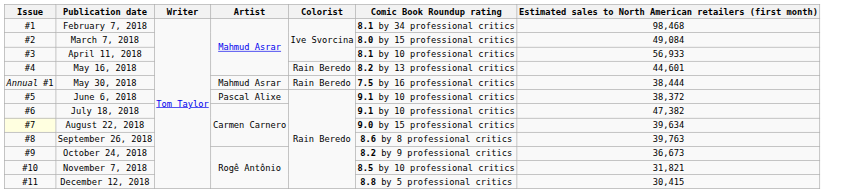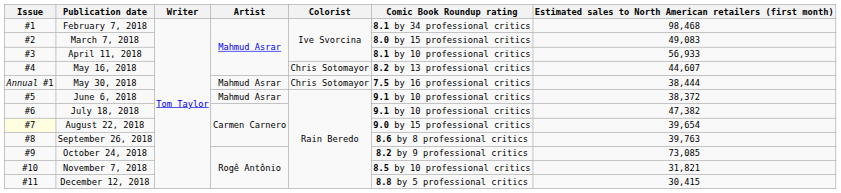(668, 40) 49,084 -> (684, 40) 49,083
(322, 68) Rain Beredo -> (330, 68) Chris Sotomayor
(668, 68) 44,601 -> (684, 68) 44,607
(322, 82) Rain Beredo -> (330, 82) Chris Sotomayor
(250, 97) Pascal Alixe -> (250, 97) Mahmud Asrar
(668, 125) 39,634 -> (684, 125) 39,654
(668, 153) 36,673 -> (684, 153) 73,085
